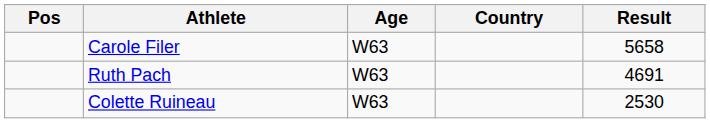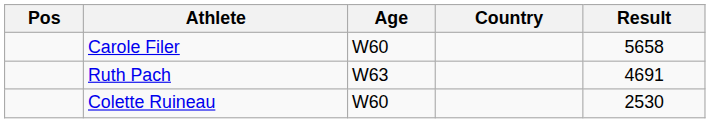(370, 46) W63 -> (370, 46) W60
(370, 103) W63 -> (370, 103) W60
